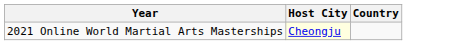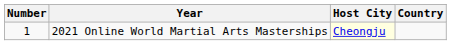+ column: (27, 13)
